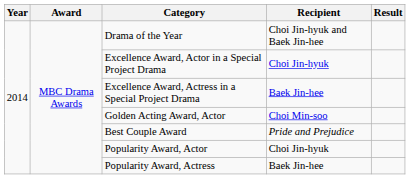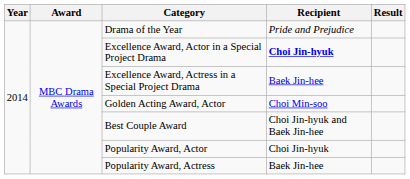(308, 35) Choi Jin-hyuk and Baek Jin-hee -> (311, 29) Pride and Prejudice
(299, 64) normal -> (301, 52) bold
(311, 132) Pride and Prejudice -> (308, 126) Choi Jin-hyuk and Baek Jin-hee
